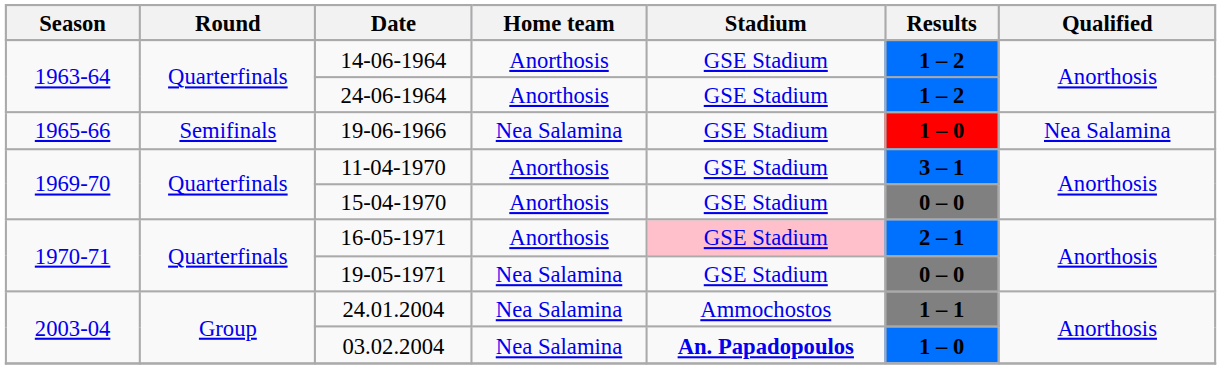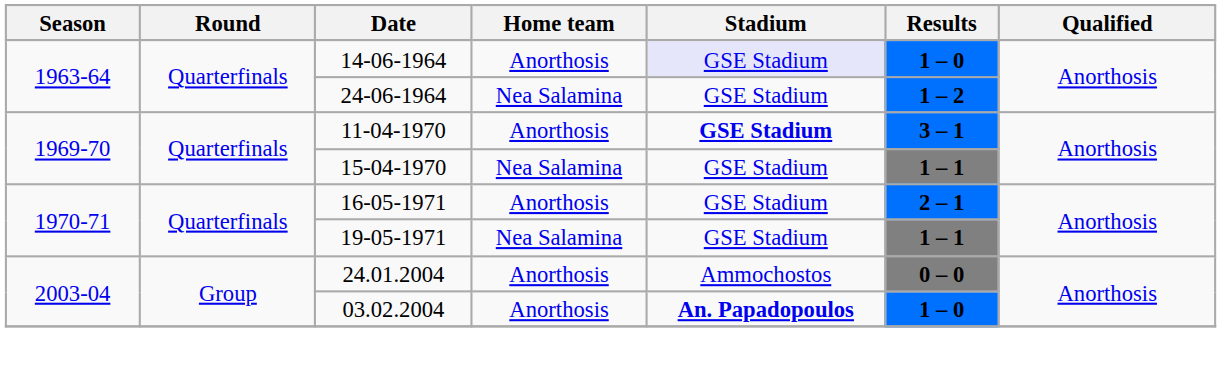(766, 59) no background -> (766, 59) lavender background
(942, 59) 1 – 2 -> (942, 59) 1 – 0
(559, 95) Anorthosis -> (559, 95) Nea Salamina
- row: (393, 130)
(766, 166) normal -> (766, 130) bold
(559, 202) Anorthosis -> (559, 166) Nea Salamina
(942, 202) 0 – 0 -> (942, 166) 1 – 1
(766, 238) pink background -> (766, 202) no background
(942, 273) 0 – 0 -> (942, 238) 1 – 1
(559, 309) Nea Salamina -> (559, 273) Anorthosis
(942, 309) 1 – 1 -> (942, 273) 0 – 0
(559, 345) Nea Salamina -> (559, 309) Anorthosis
